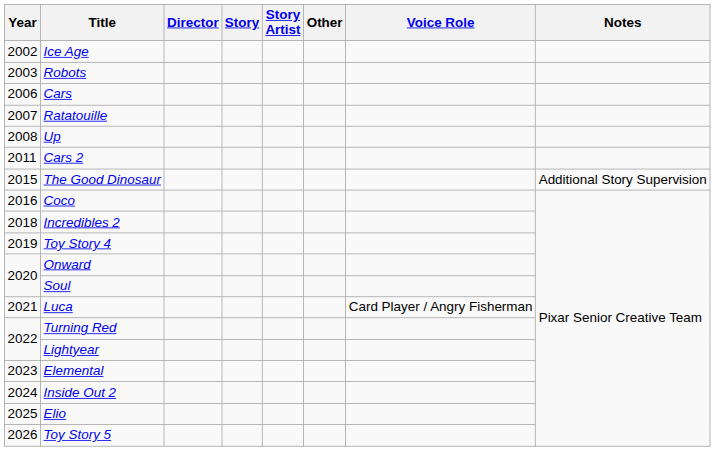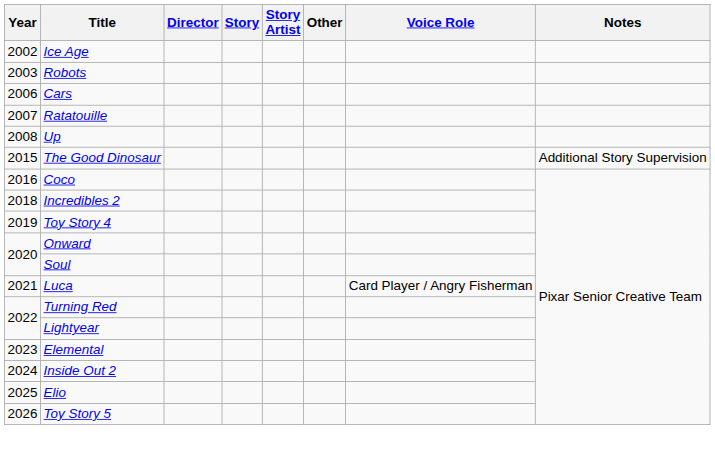- row: (63, 158)
